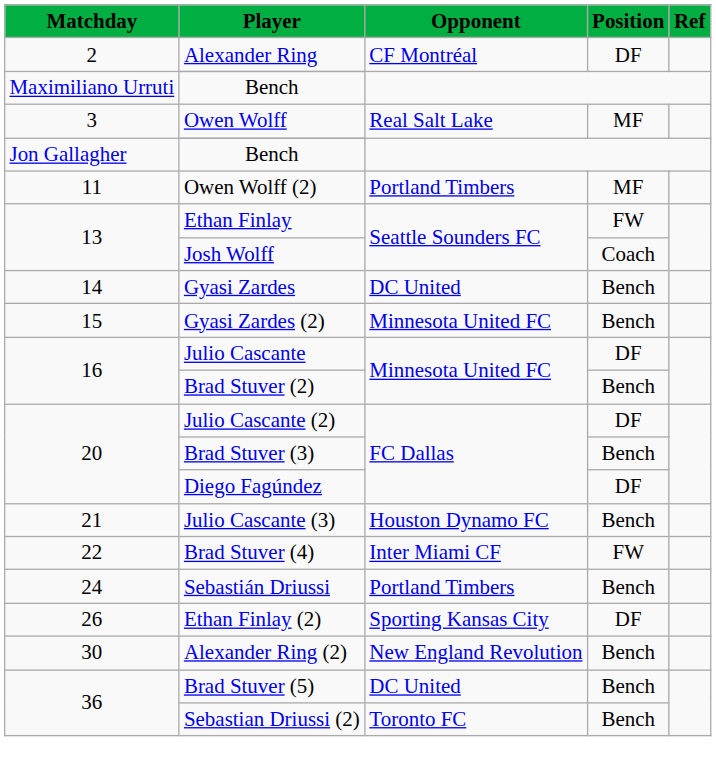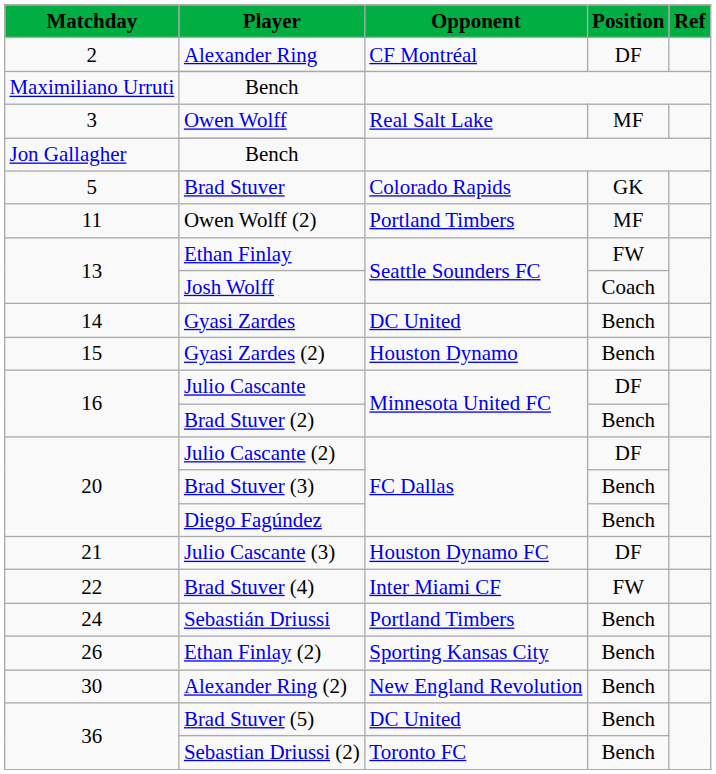+ row: (92, 187)
(460, 320) Minnesota United FC -> (444, 353) Houston Dynamo
(628, 486) DF -> (628, 519) Bench
(628, 519) Bench -> (628, 552) DF
(628, 619) DF -> (628, 652) Bench
